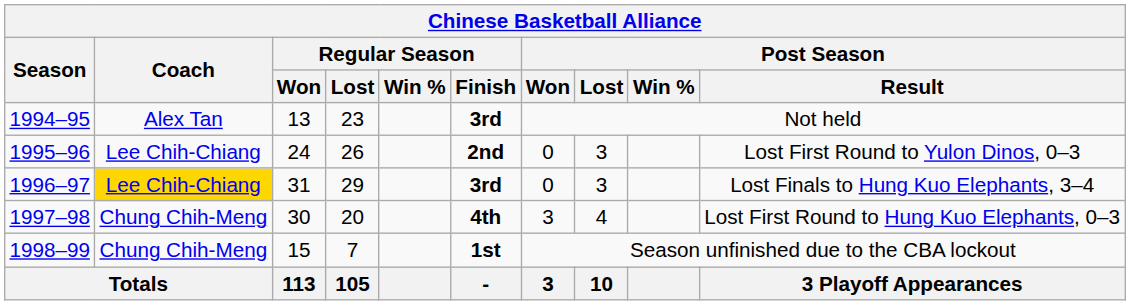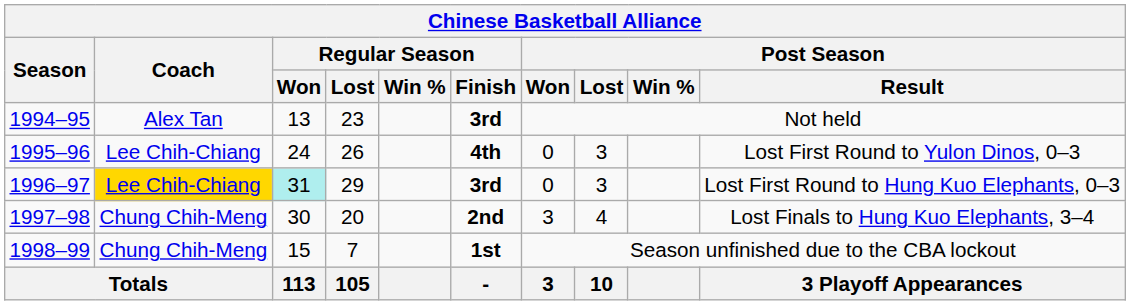(486, 152) 2nd -> (486, 152) 4th
(299, 185) no background -> (299, 185) paleturquoise background
(912, 185) Lost Finals to Hung Kuo Elephants, 3–4 -> (912, 185) Lost First Round to Hung Kuo Elephants, 0–3
(486, 218) 4th -> (486, 218) 2nd
(912, 218) Lost First Round to Hung Kuo Elephants, 0–3 -> (912, 218) Lost Finals to Hung Kuo Elephants, 3–4
